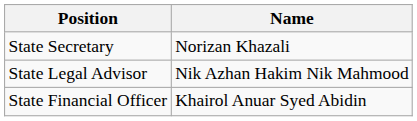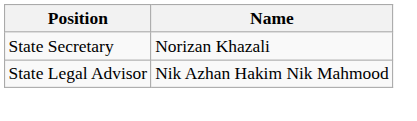- row: (88, 101)
